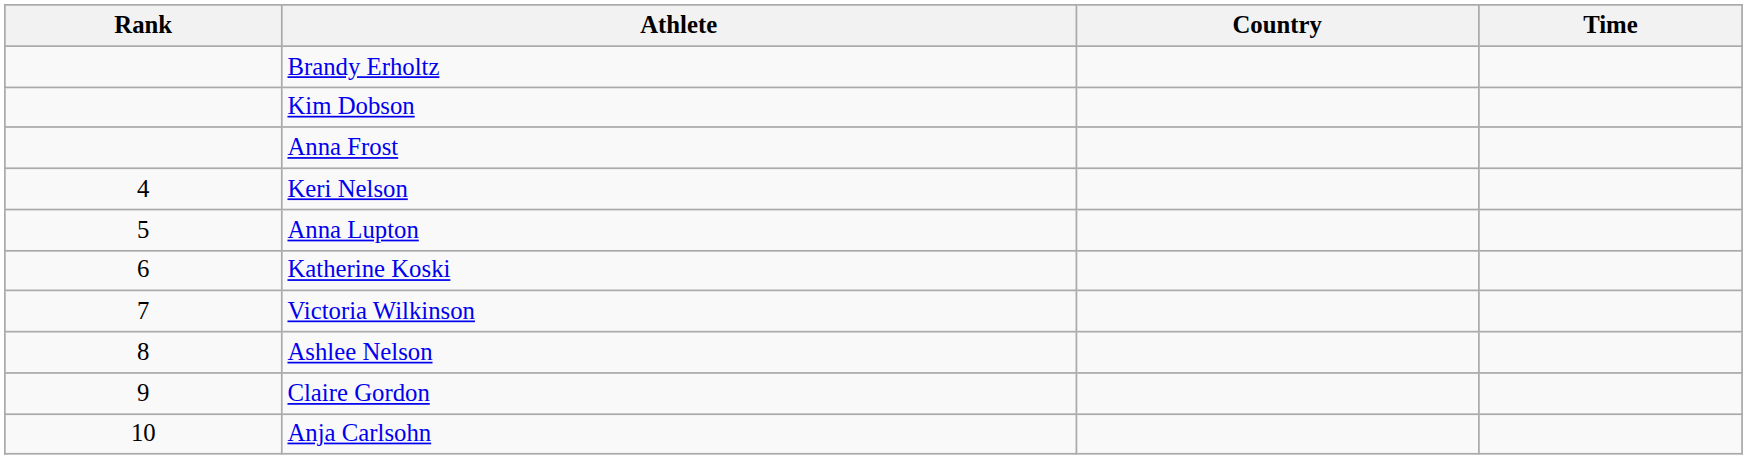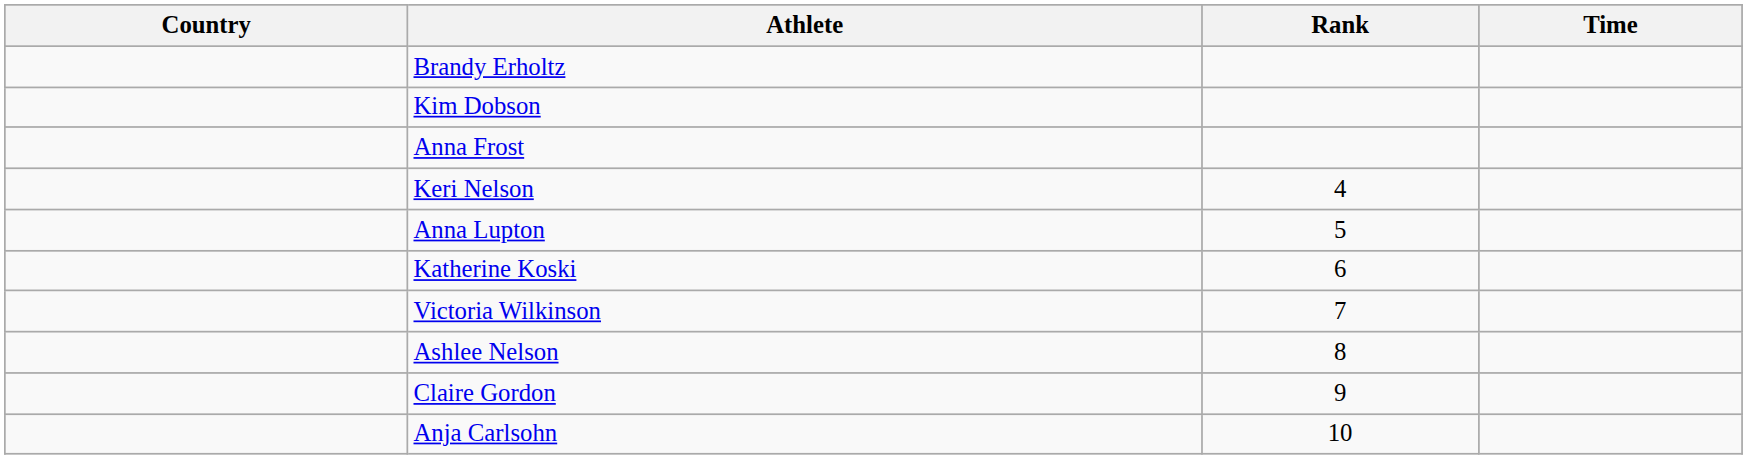columns swapped: (143, 25) <-> (1277, 25)
